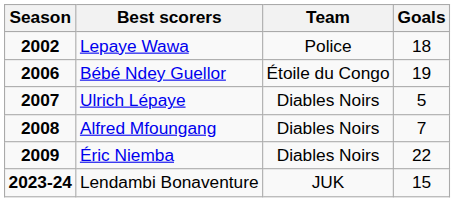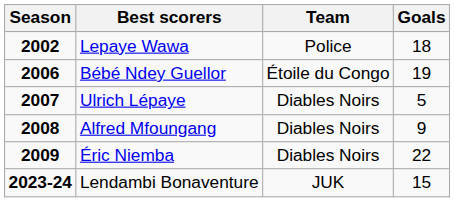(422, 127) 7 -> (422, 127) 9
